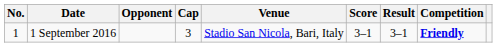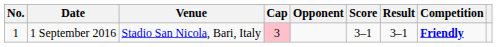columns swapped: (274, 13) <-> (147, 13)
(188, 32) no background -> (277, 32) pink background
